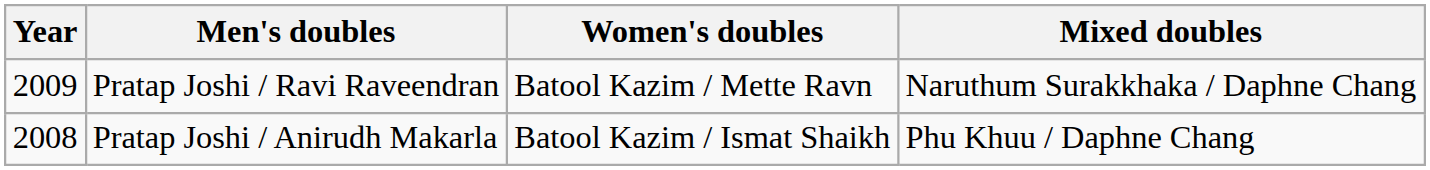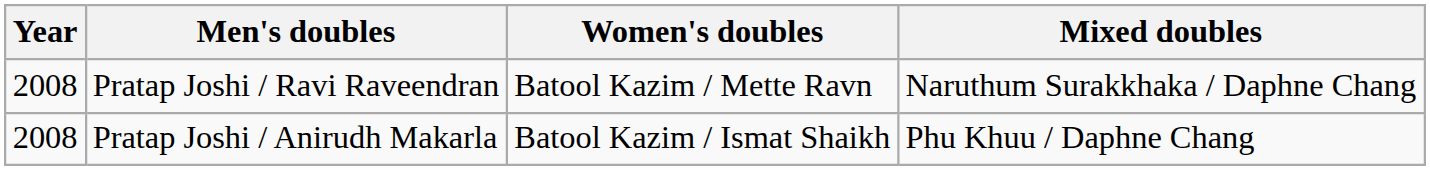(45, 85) 2009 -> (45, 85) 2008
